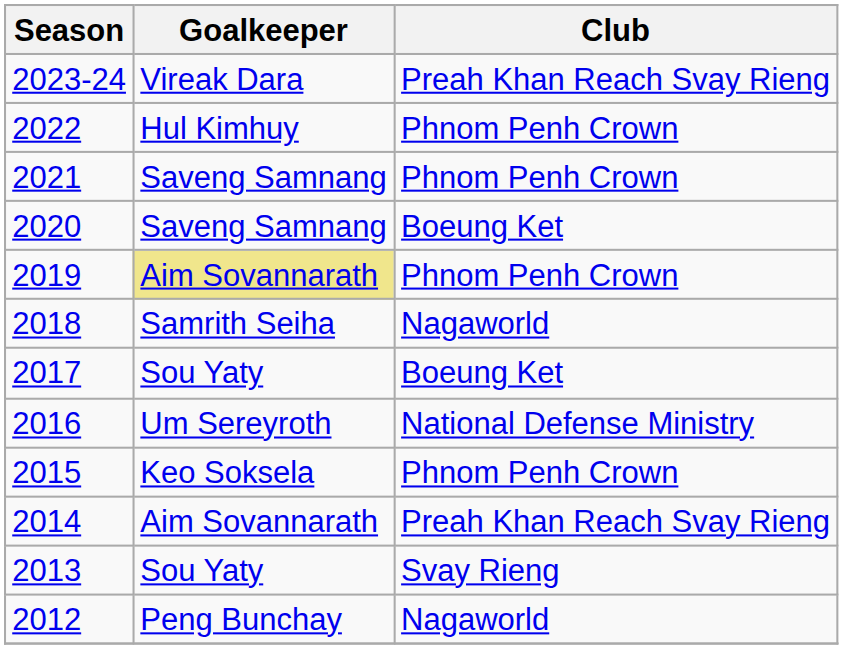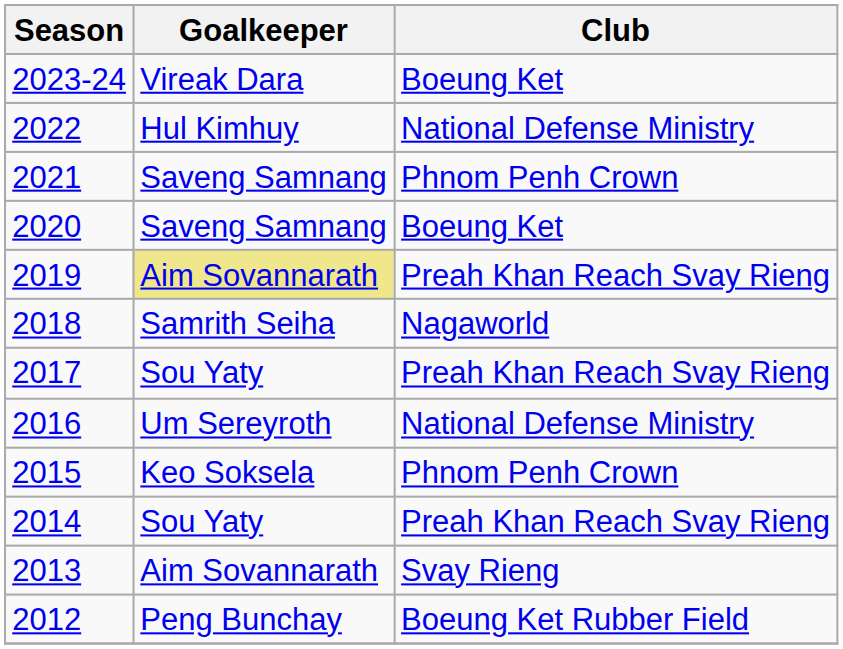(616, 79) Preah Khan Reach Svay Rieng -> (482, 79) Boeung Ket
(540, 128) Phnom Penh Crown -> (578, 128) National Defense Ministry
(540, 275) Phnom Penh Crown -> (616, 275) Preah Khan Reach Svay Rieng
(482, 373) Boeung Ket -> (616, 373) Preah Khan Reach Svay Rieng
(259, 521) Aim Sovannarath -> (202, 521) Sou Yaty
(202, 570) Sou Yaty -> (259, 570) Aim Sovannarath
(475, 619) Nagaworld -> (575, 619) Boeung Ket Rubber Field
